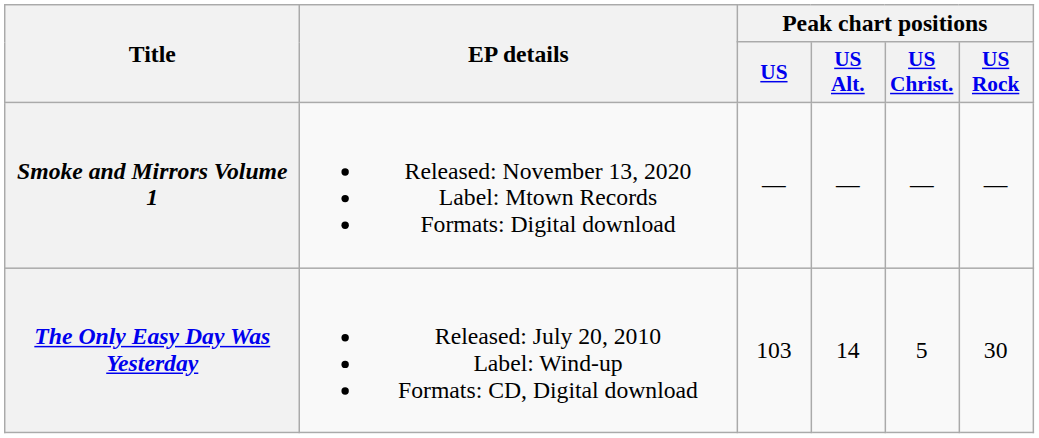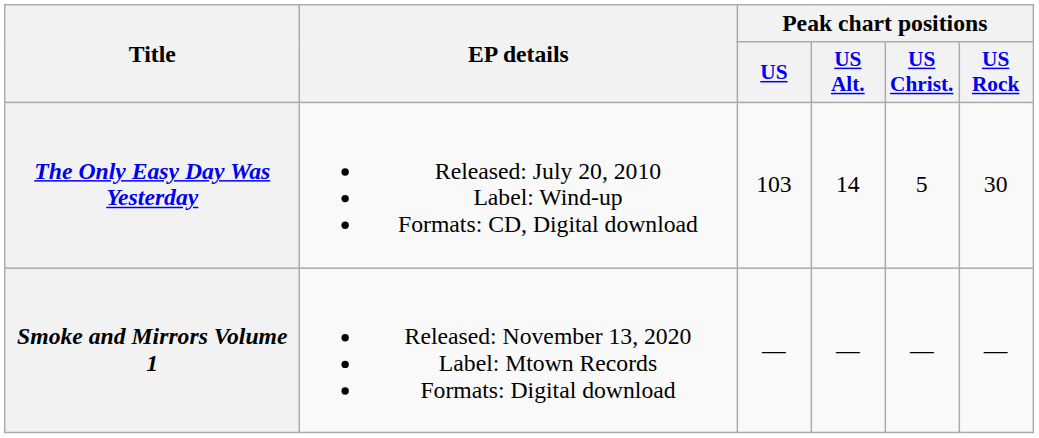rows swapped: (152, 349) <-> (152, 184)
